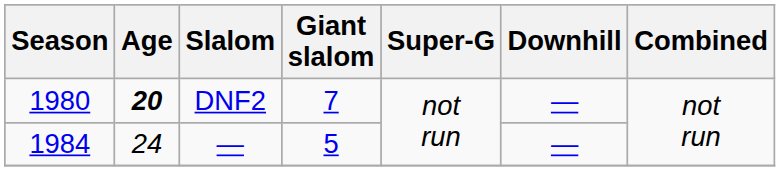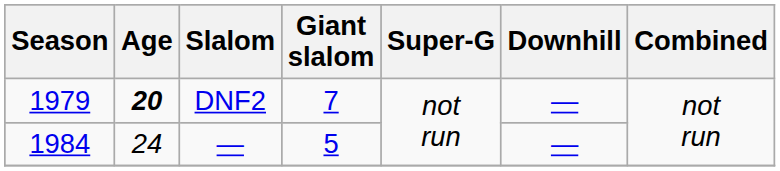(60, 100) 1980 -> (60, 100) 1979
